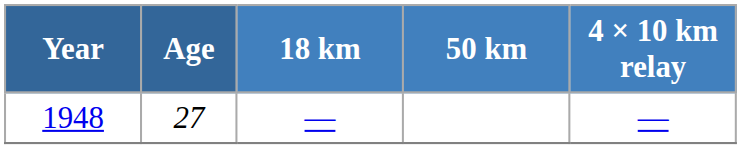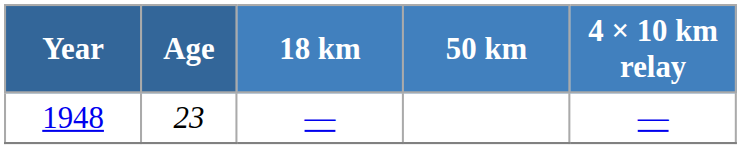(189, 117) 27 -> (189, 117) 23
